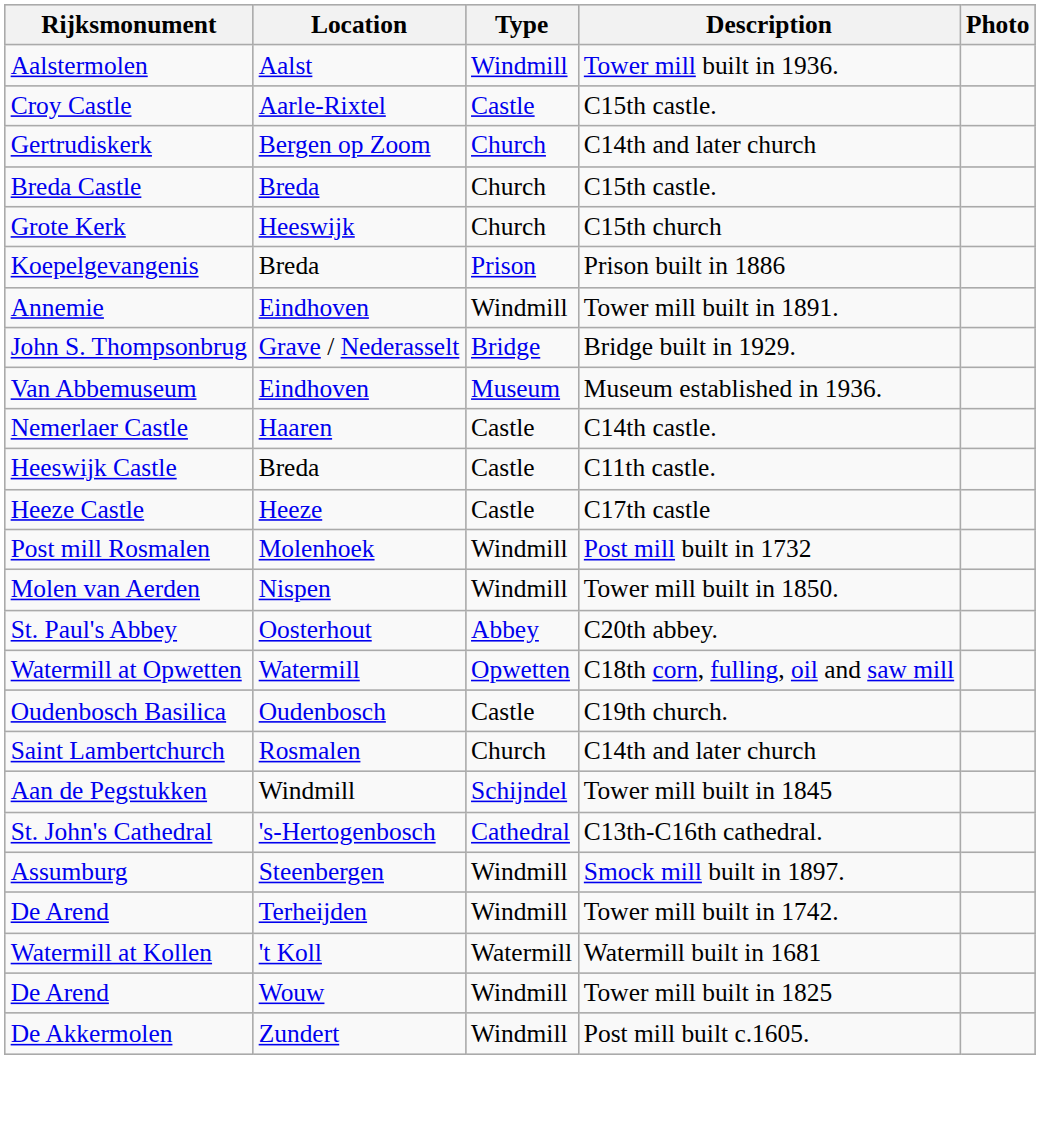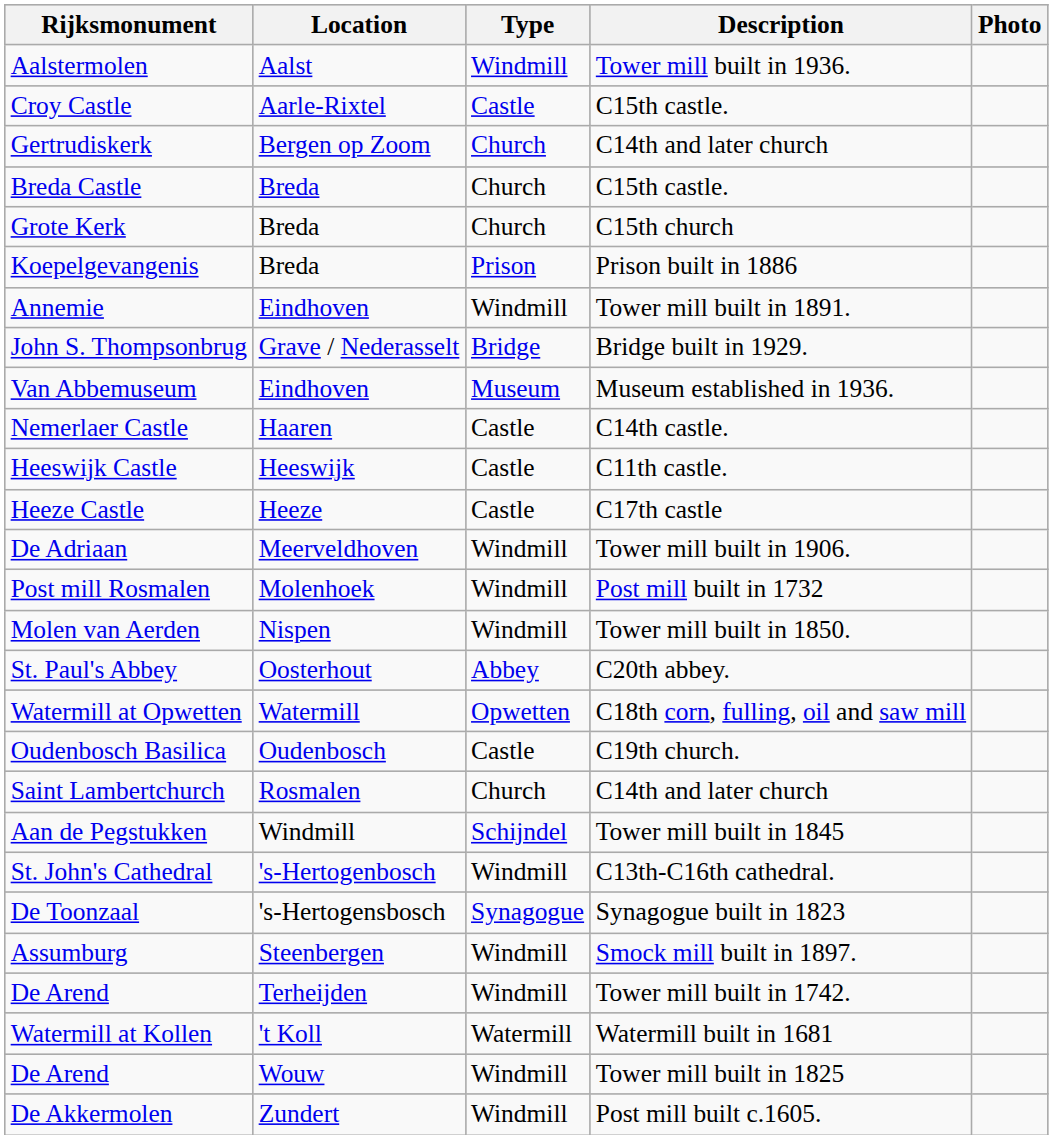(307, 226) Heeswijk -> (289, 226) Breda
(289, 468) Breda -> (307, 468) Heeswijk
+ row: (69, 549)
(520, 831) Cathedral -> (519, 871) Windmill
+ row: (75, 912)
